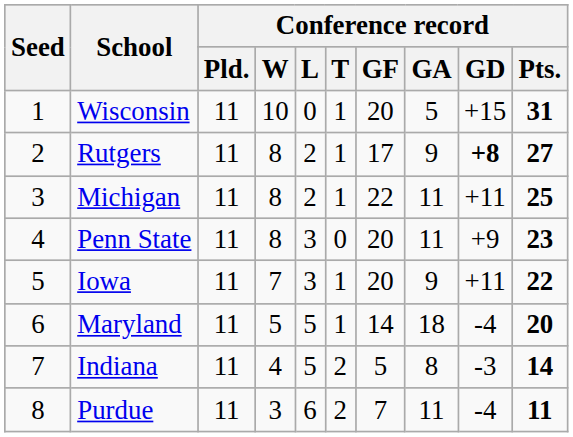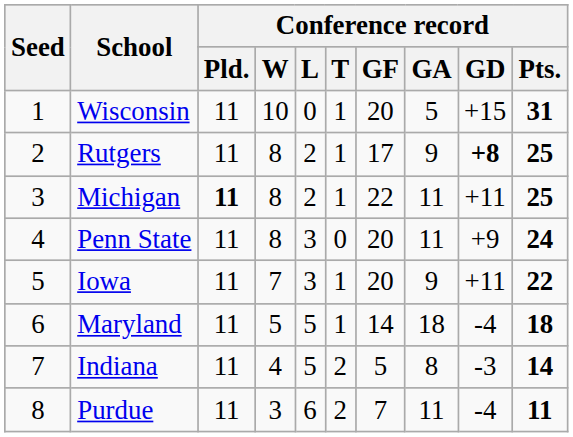(540, 153) 27 -> (540, 153) 25
(227, 196) normal -> (227, 196) bold
(540, 238) 23 -> (540, 238) 24
(540, 324) 20 -> (540, 324) 18
